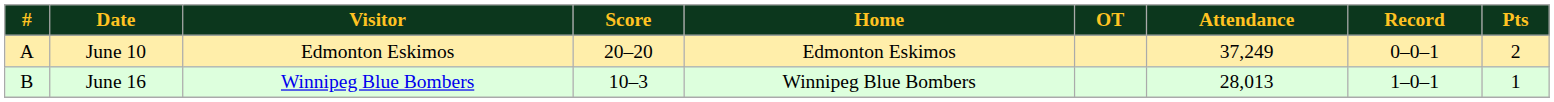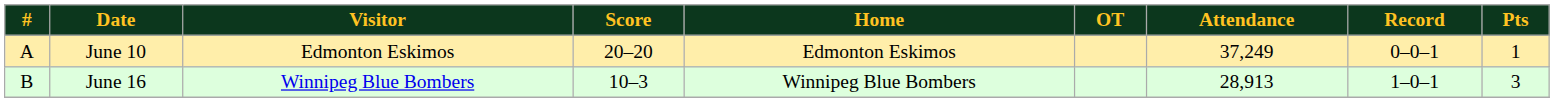(1516, 50) 2 -> (1516, 50) 1
(1247, 81) 28,013 -> (1247, 81) 28,913
(1516, 81) 1 -> (1516, 81) 3
